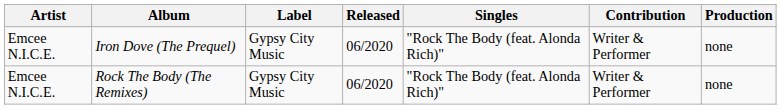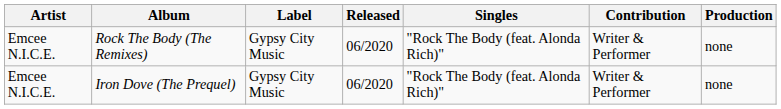rows swapped: (165, 46) <-> (153, 84)
